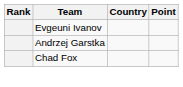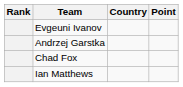+ row: (64, 74)
